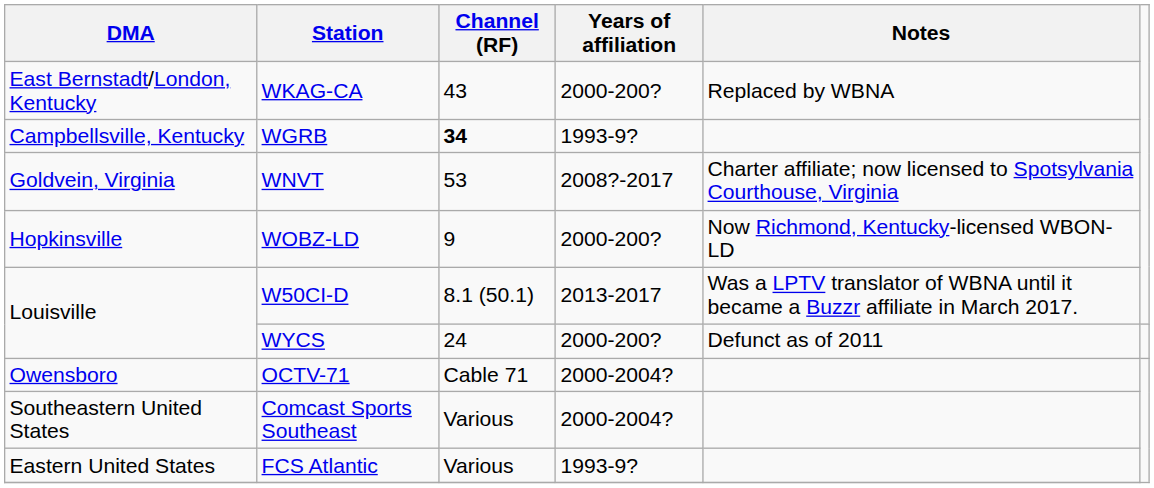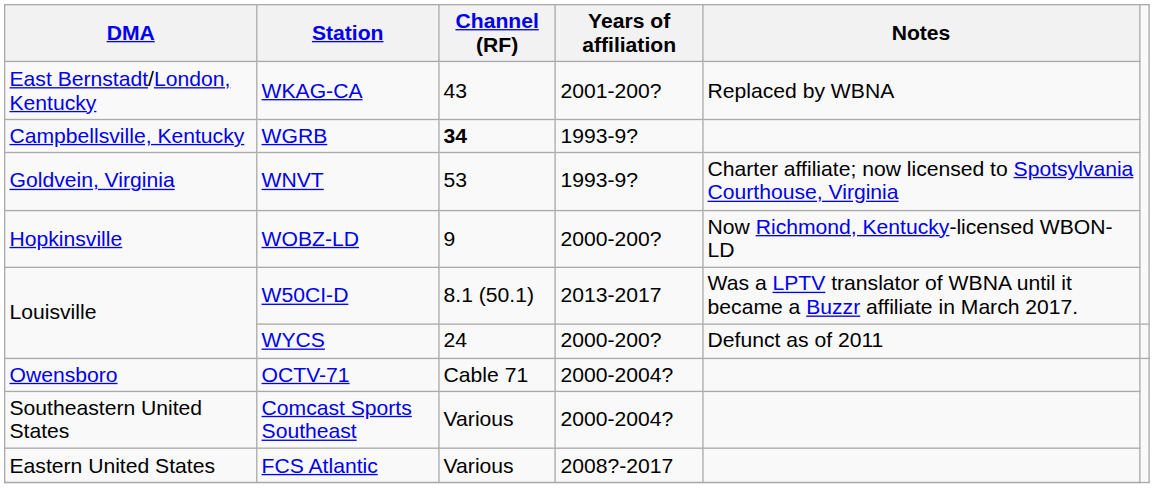(611, 90) 2000-200? -> (611, 90) 2001-200?
(617, 181) 2008?-2017 -> (599, 181) 1993-9?
(599, 465) 1993-9? -> (617, 465) 2008?-2017
